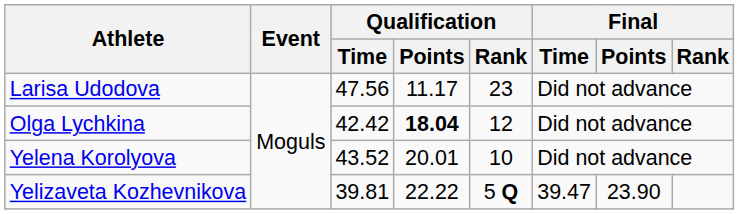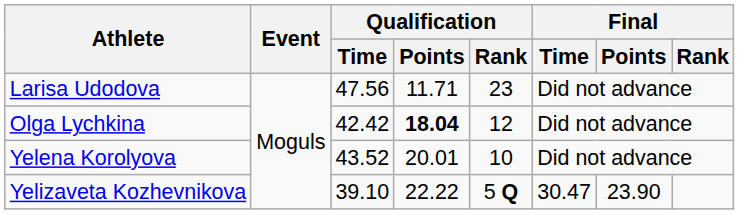(432, 90) 11.17 -> (432, 90) 11.71
(362, 192) 39.81 -> (362, 192) 39.10
(564, 192) 39.47 -> (564, 192) 30.47
